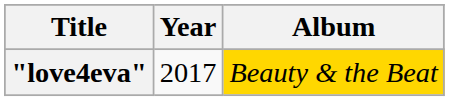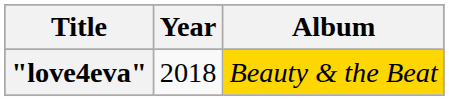(188, 71) 2017 -> (188, 71) 2018
